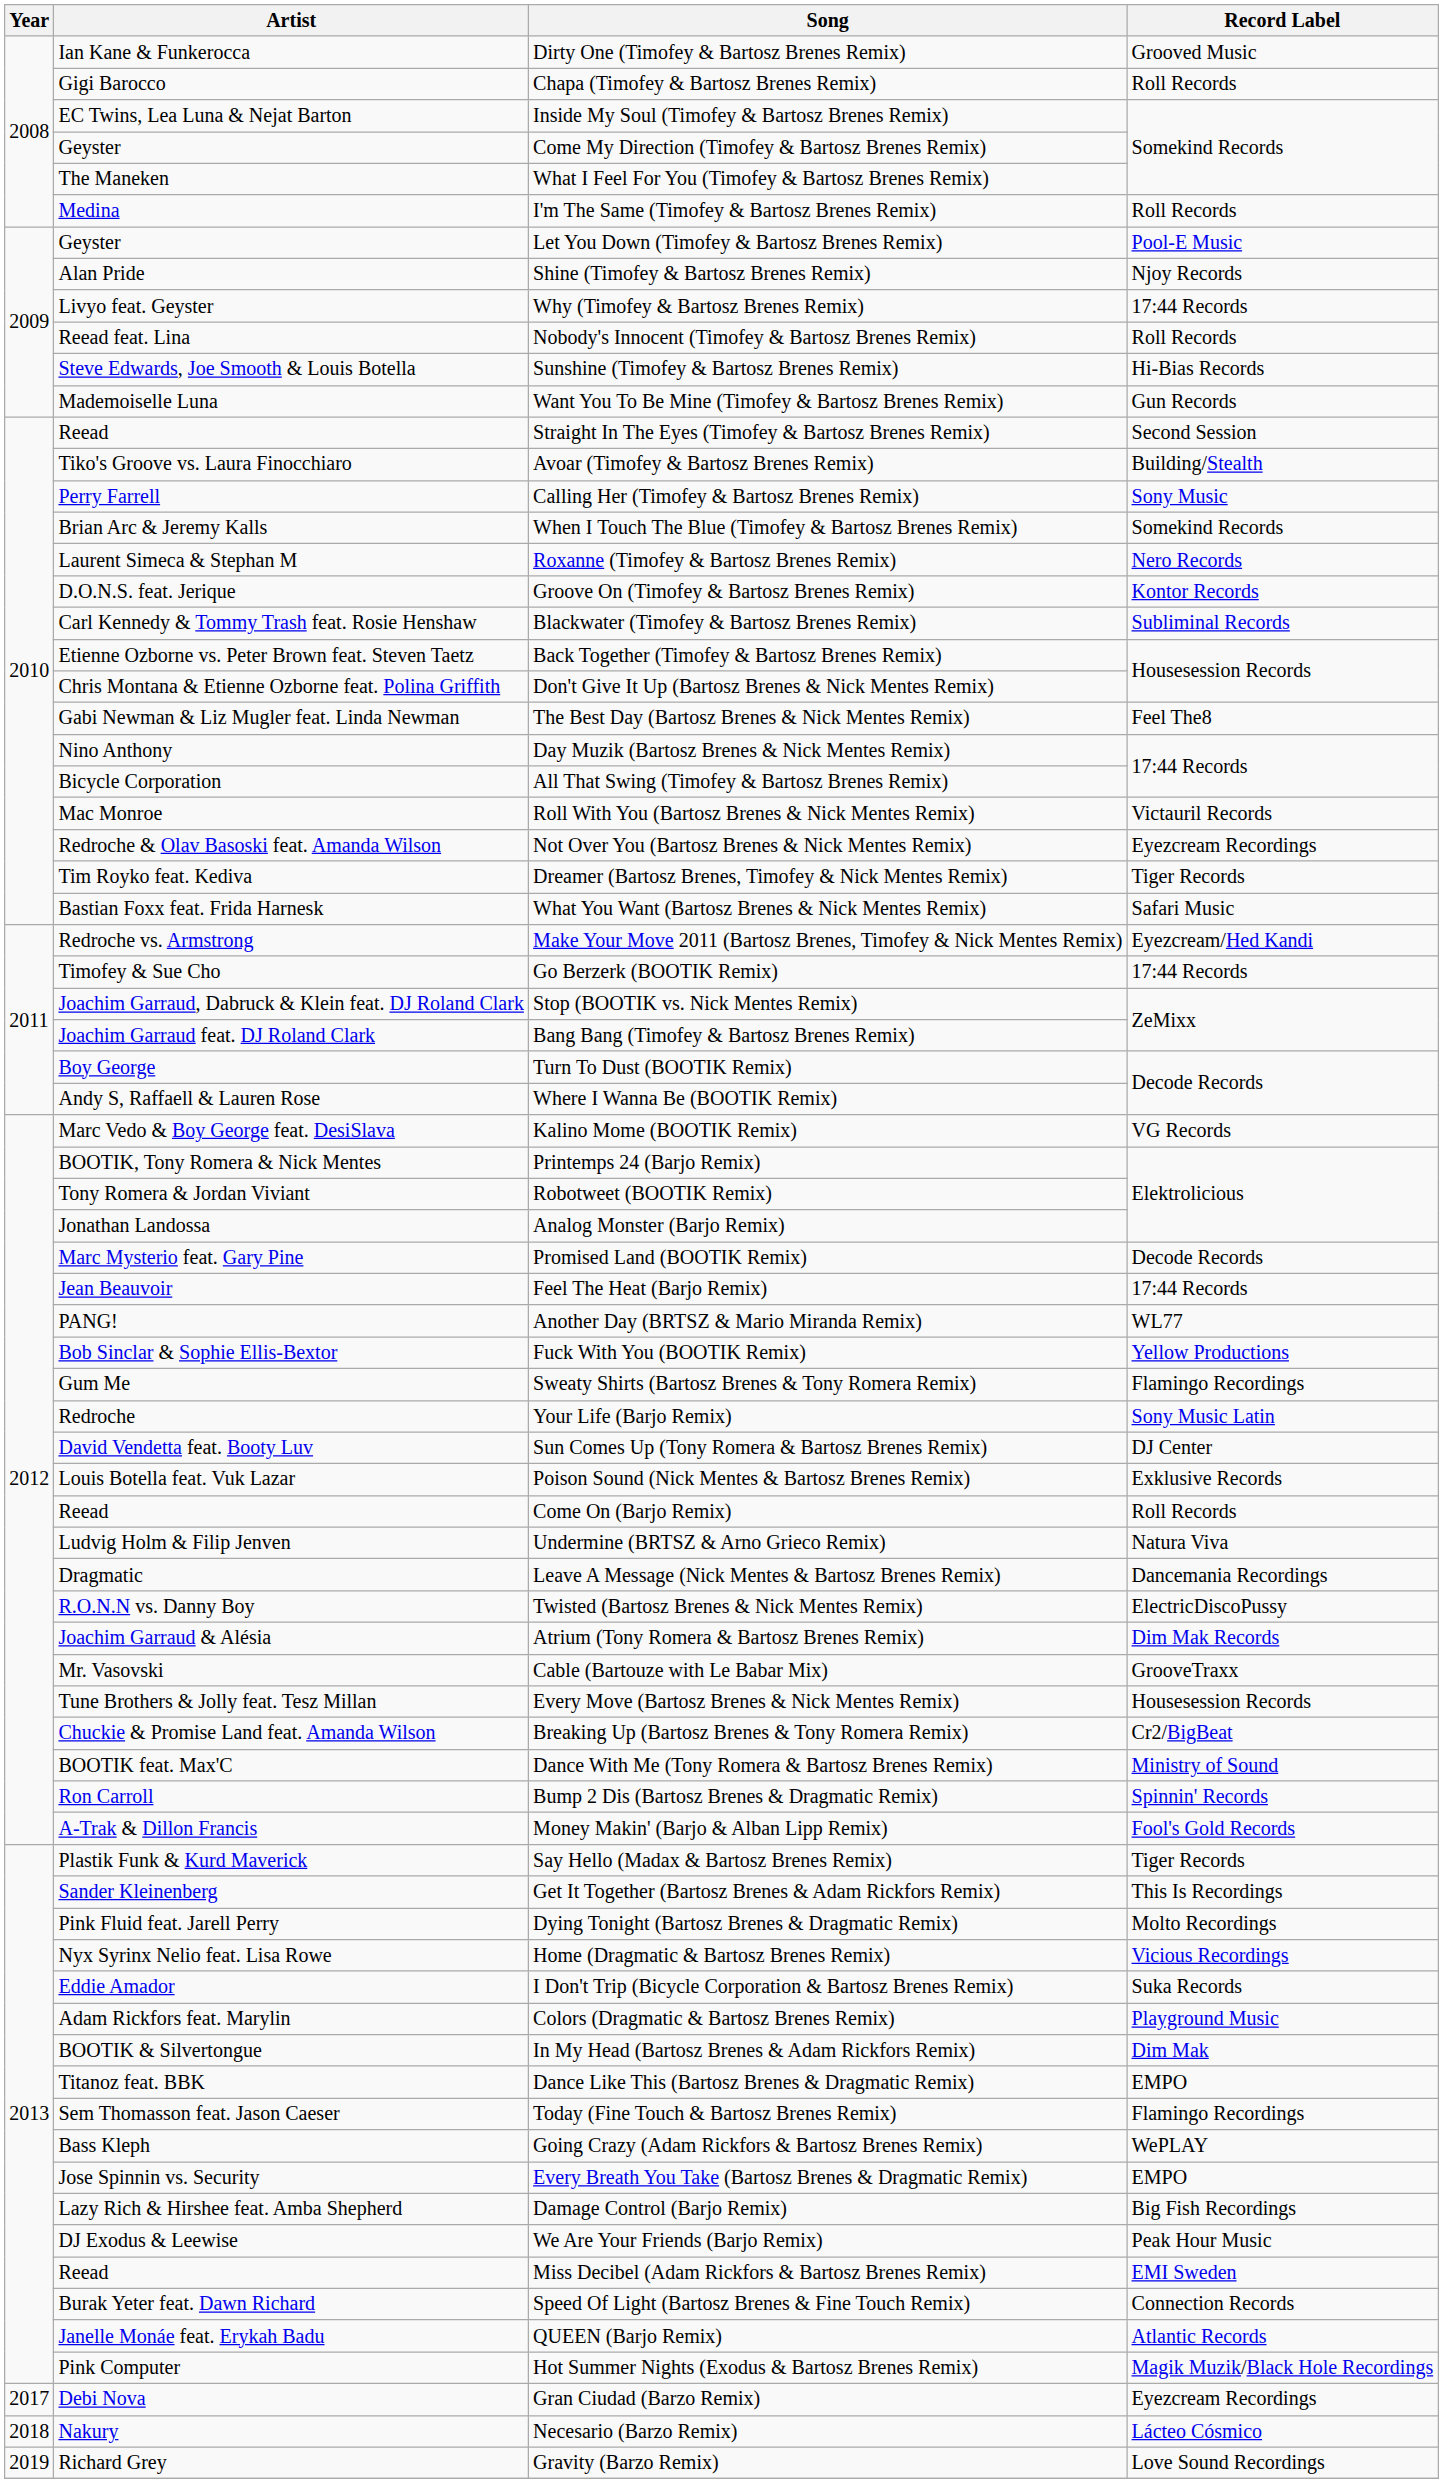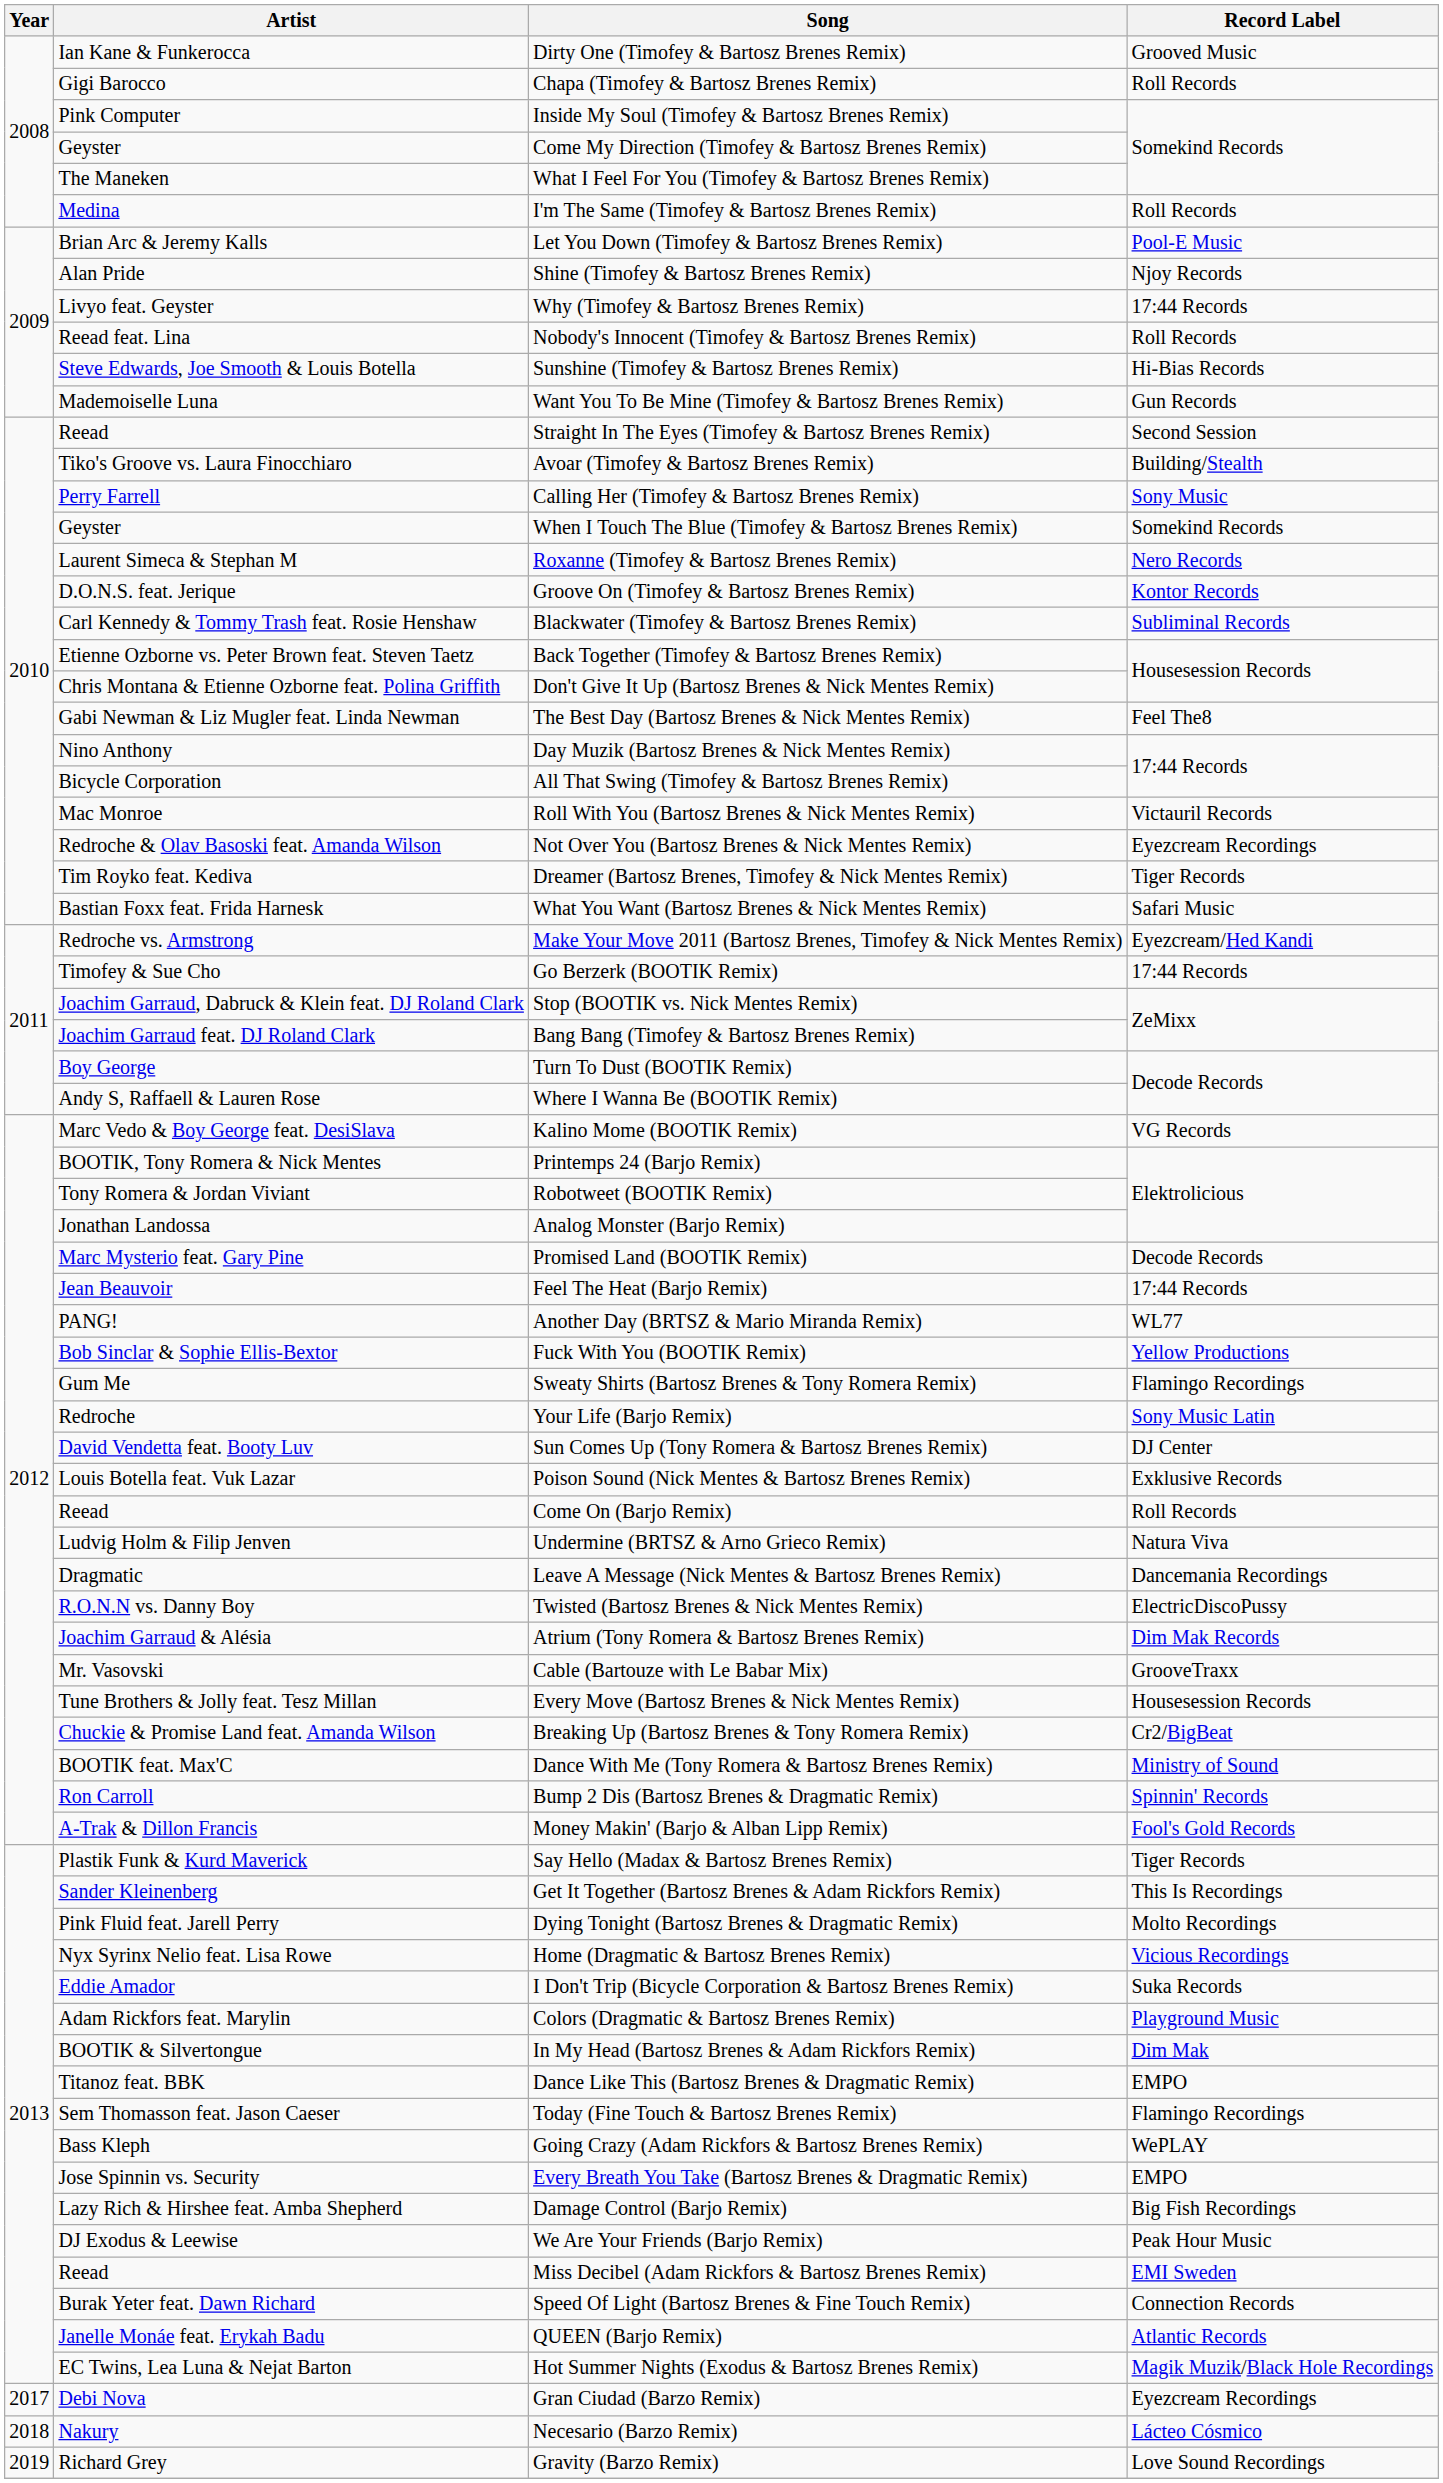(205, 115) EC Twins, Lea Luna & Nejat Barton -> (119, 115) Pink Computer
(90, 242) Geyster -> (163, 242) Brian Arc & Jeremy Kalls
(163, 527) Brian Arc & Jeremy Kalls -> (90, 527) Geyster
(119, 2367) Pink Computer -> (205, 2367) EC Twins, Lea Luna & Nejat Barton
